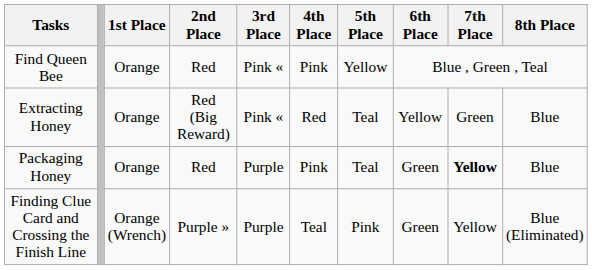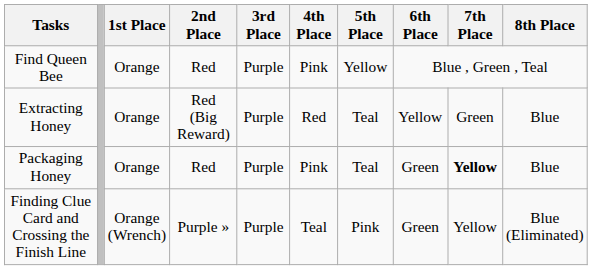(263, 66) Pink « -> (263, 66) Purple
(263, 117) Pink « -> (263, 117) Purple
